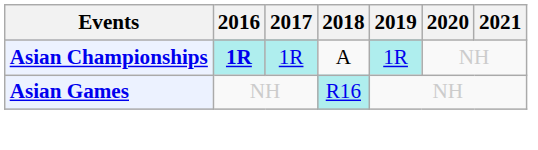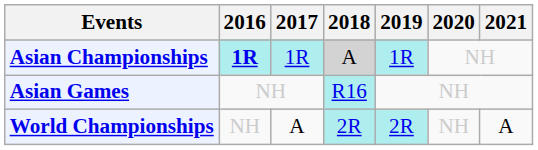(343, 57) no background -> (349, 57) lightgrey background
+ row: (112, 127)
